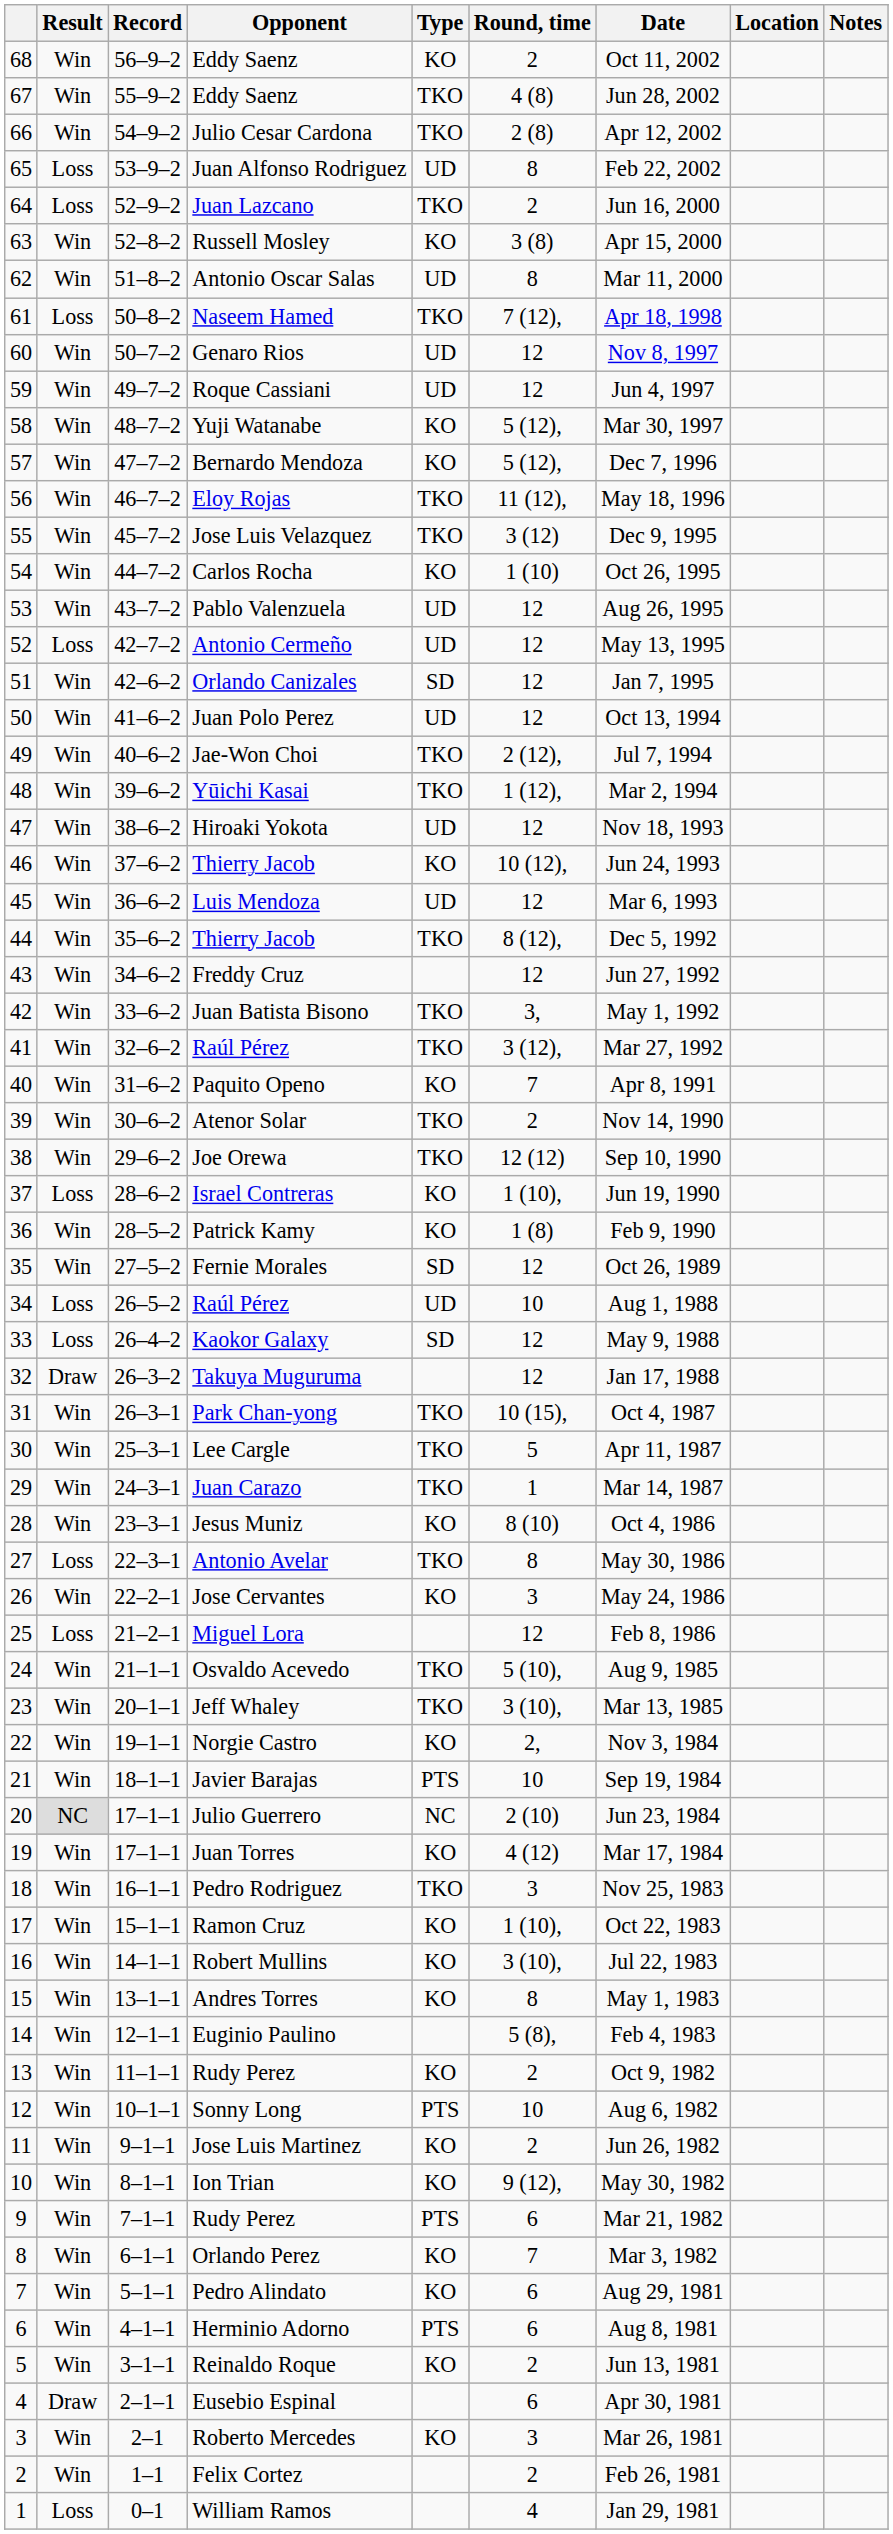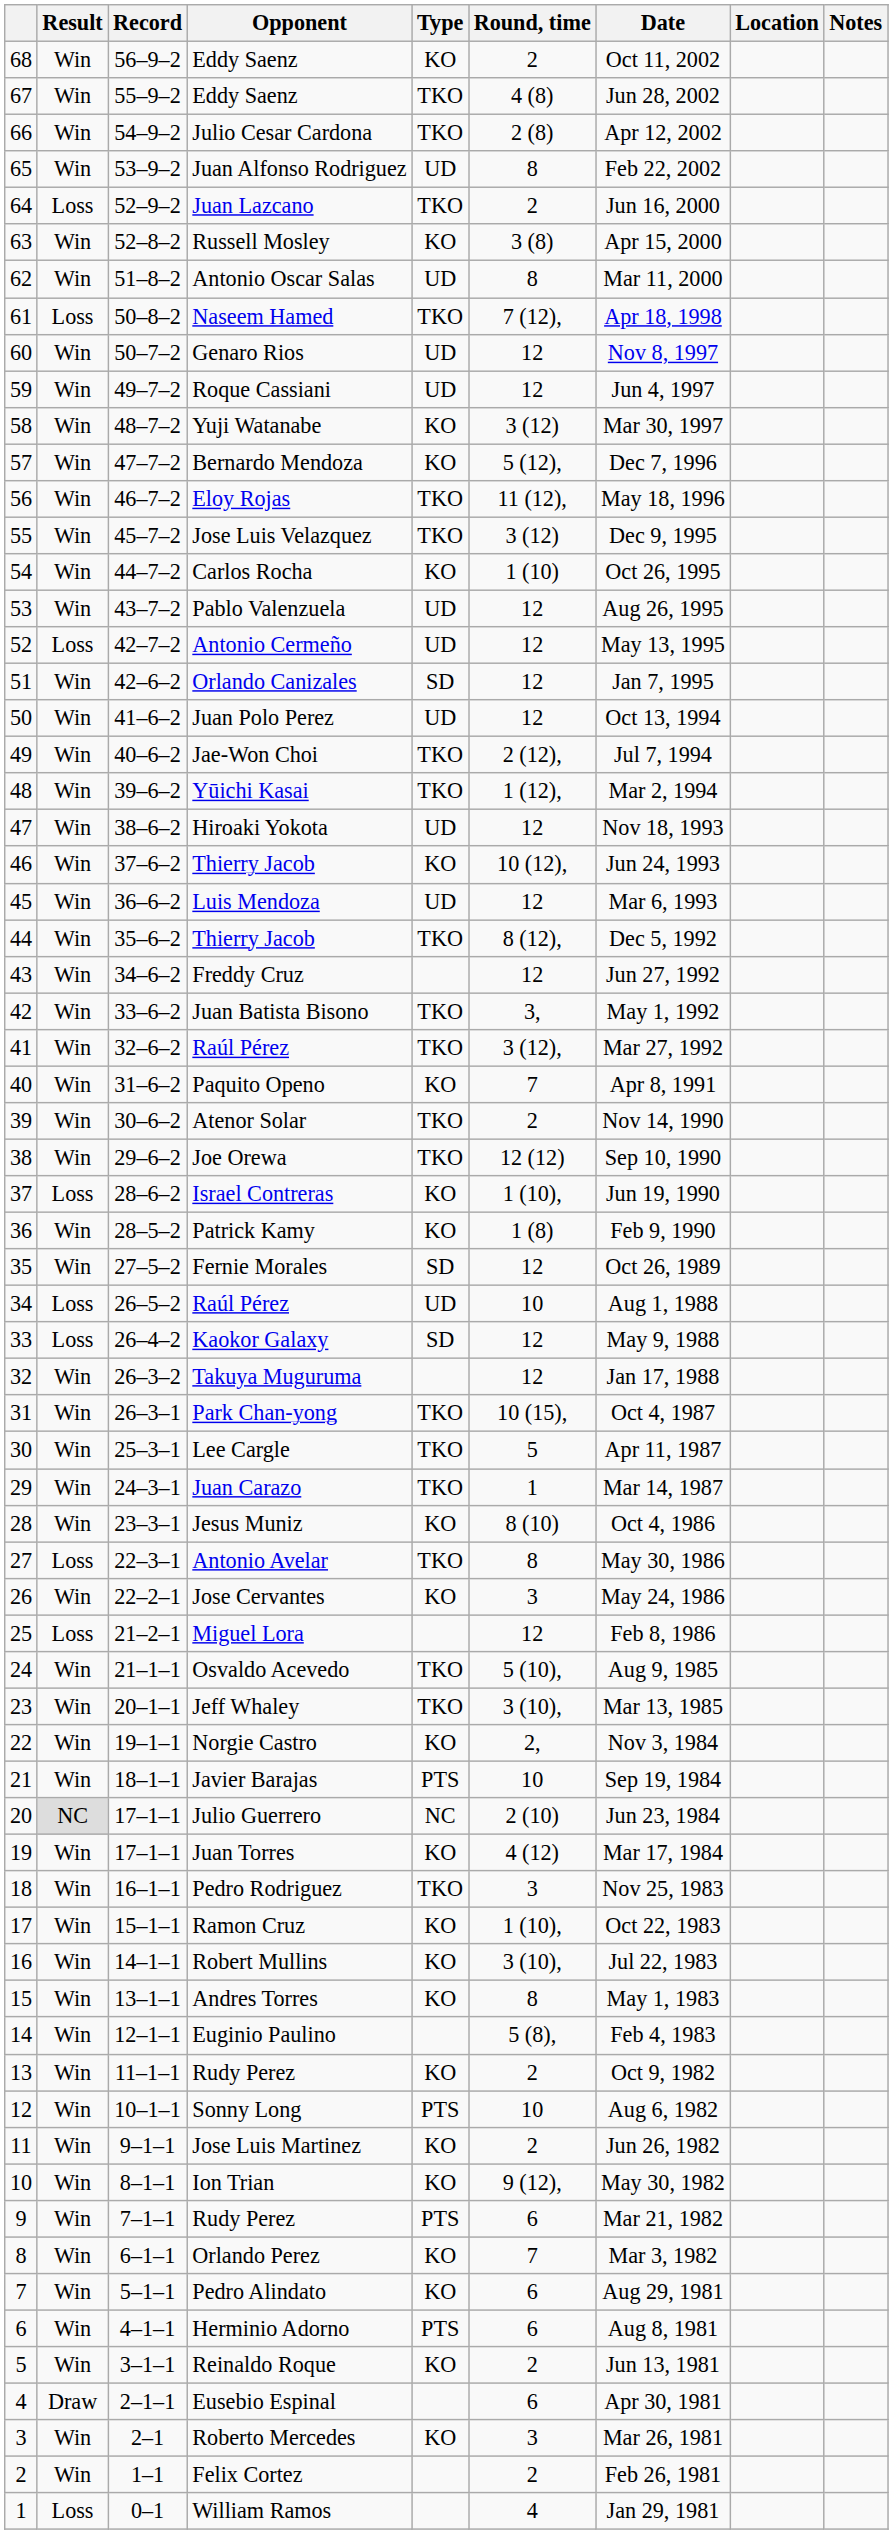(73, 169) Loss -> (73, 169) Win
(532, 425) 5 (12), -> (532, 425) 3 (12)
(73, 1376) Draw -> (73, 1376) Win
